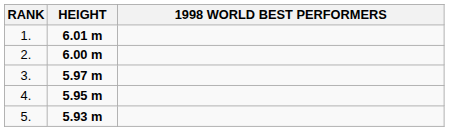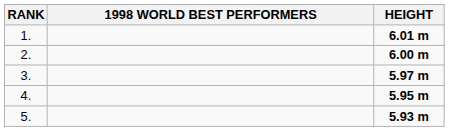columns swapped: (281, 15) <-> (83, 15)
